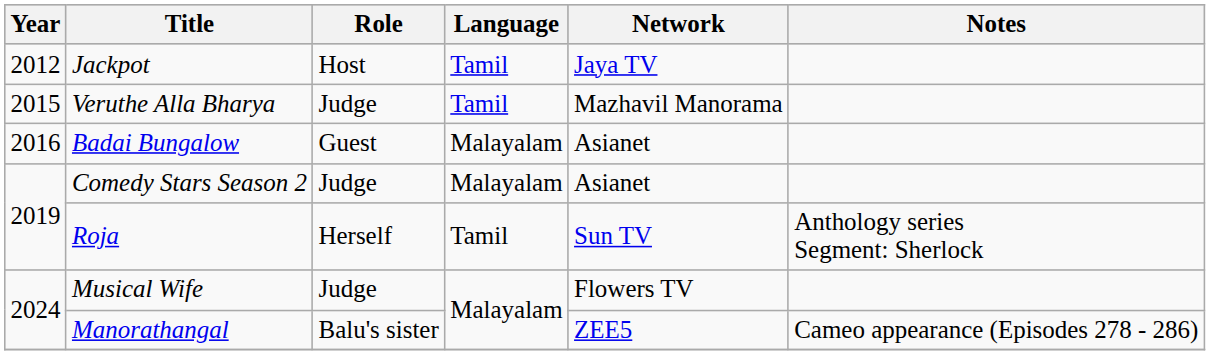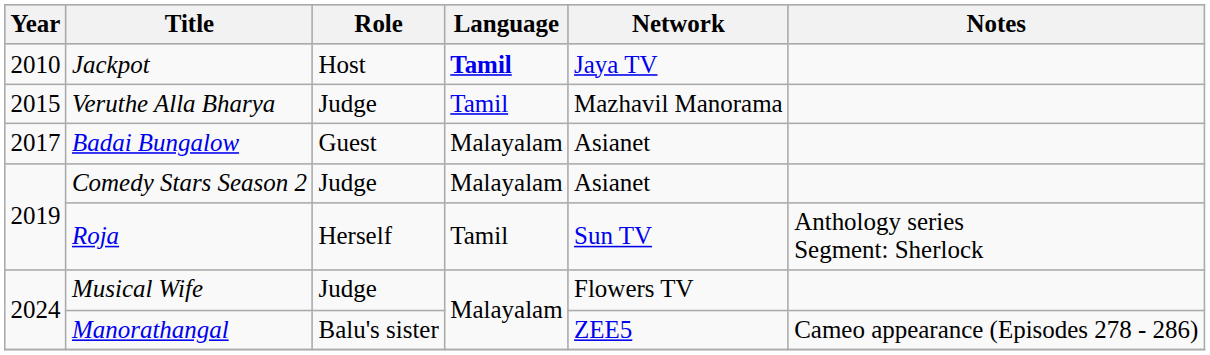(35, 63) 2012 -> (35, 63) 2010
(479, 63) normal -> (481, 63) bold
(35, 143) 2016 -> (35, 143) 2017
